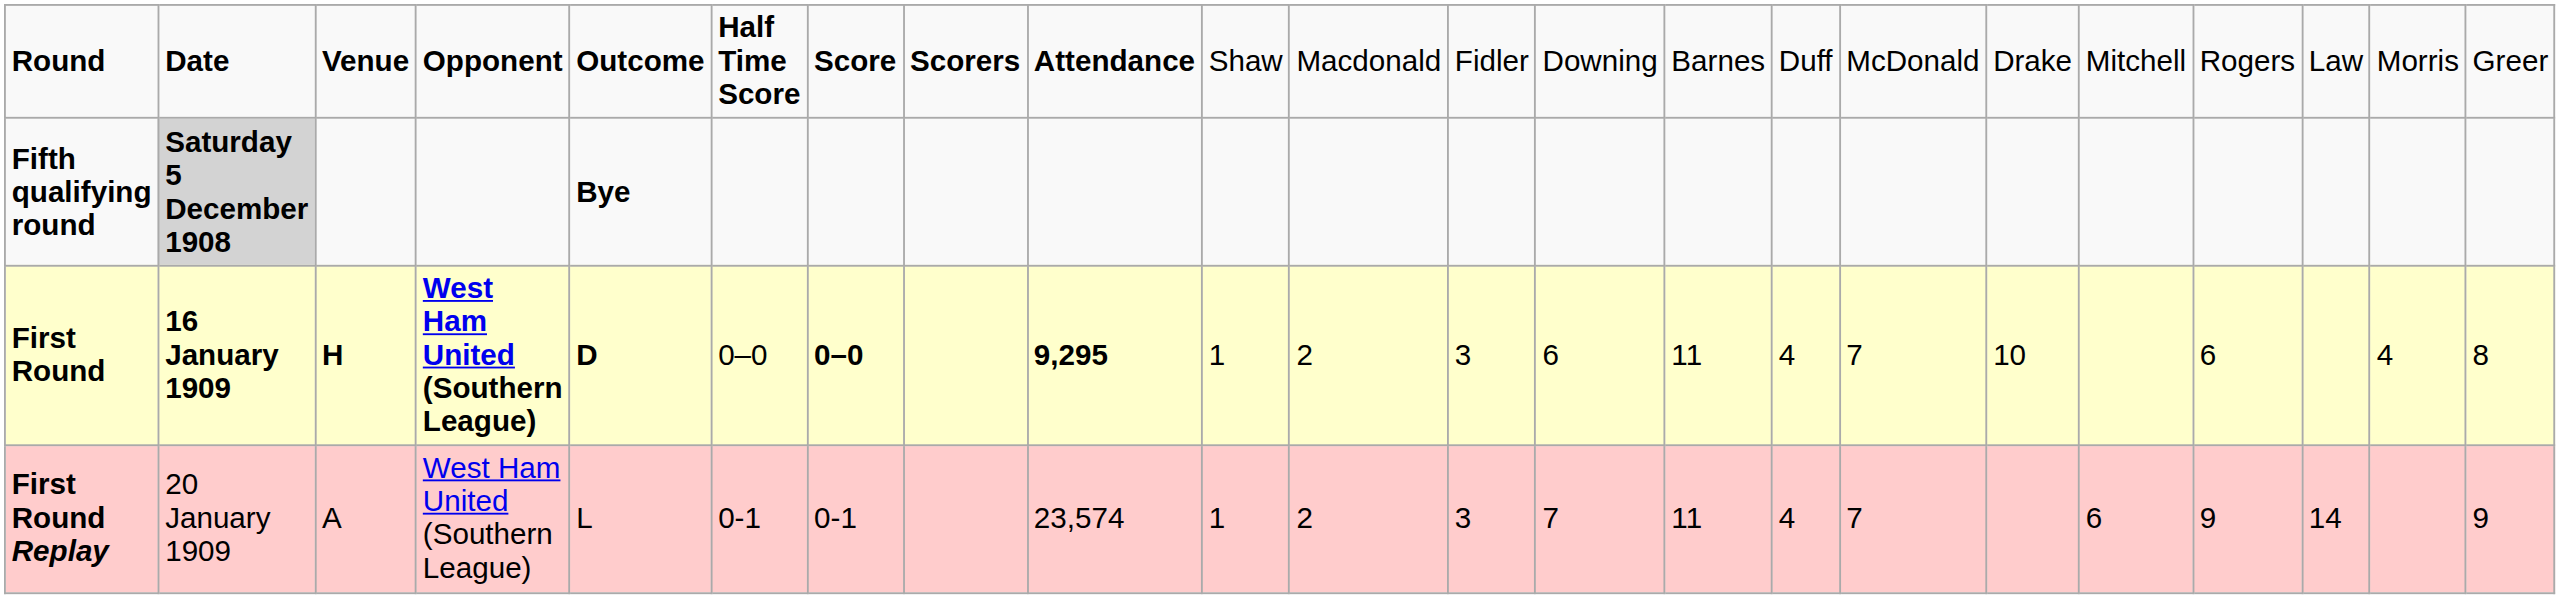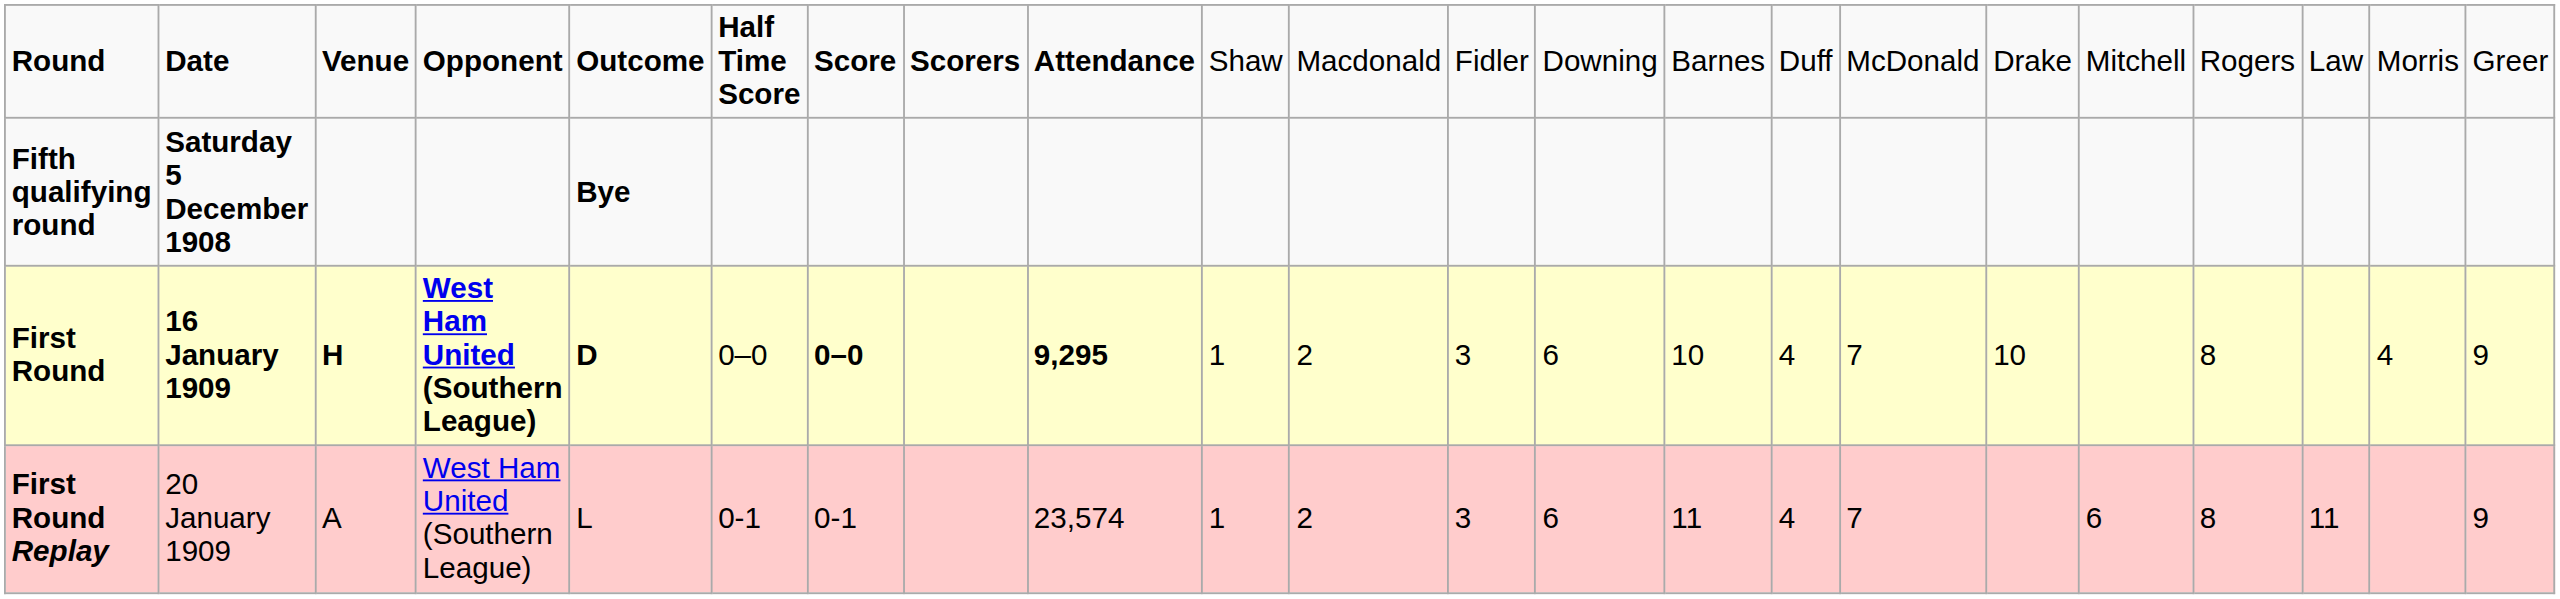(237, 191) lightgrey background -> (237, 191) no background
(1687, 354) 11 -> (1688, 354) 10
(2208, 354) 6 -> (2208, 354) 8
(2481, 354) 8 -> (2481, 354) 9
(1551, 518) 7 -> (1551, 518) 6
(2208, 518) 9 -> (2208, 518) 8
(2325, 518) 14 -> (2324, 518) 11
